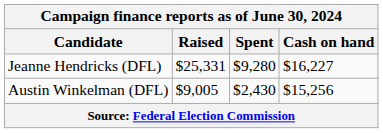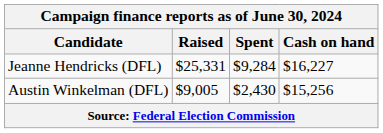(254, 66) $9,280 -> (254, 66) $9,284
